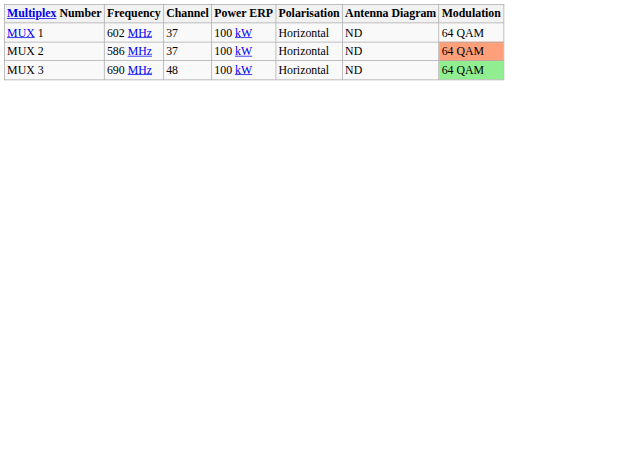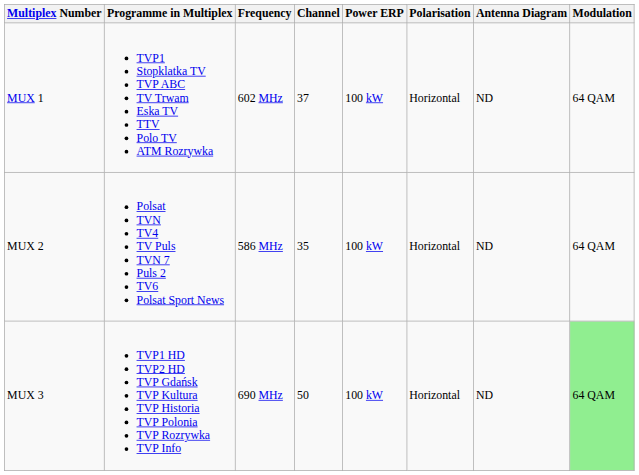+ column: (170, 13)
(172, 51) 37 -> (303, 246) 35
(463, 51) lightsalmon background -> (594, 246) no background
(172, 70) 48 -> (303, 395) 50
